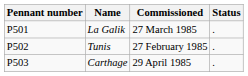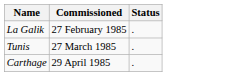- column: (45, 12)
(165, 29) 27 March 1985 -> (89, 29) 27 February 1985
(170, 46) 27 February 1985 -> (84, 46) 27 March 1985
